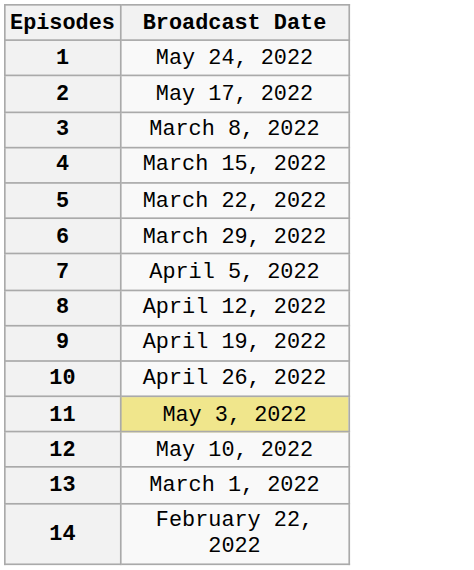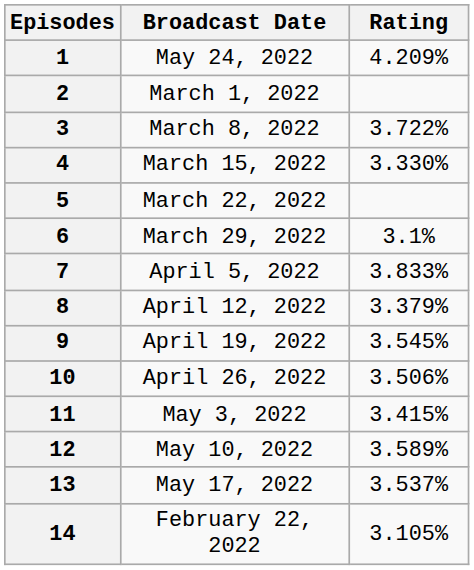+ column: (409, 23)
(235, 94) May 17, 2022 -> (234, 94) March 1, 2022
(234, 414) khaki background -> (234, 414) no background
(234, 485) March 1, 2022 -> (235, 485) May 17, 2022
